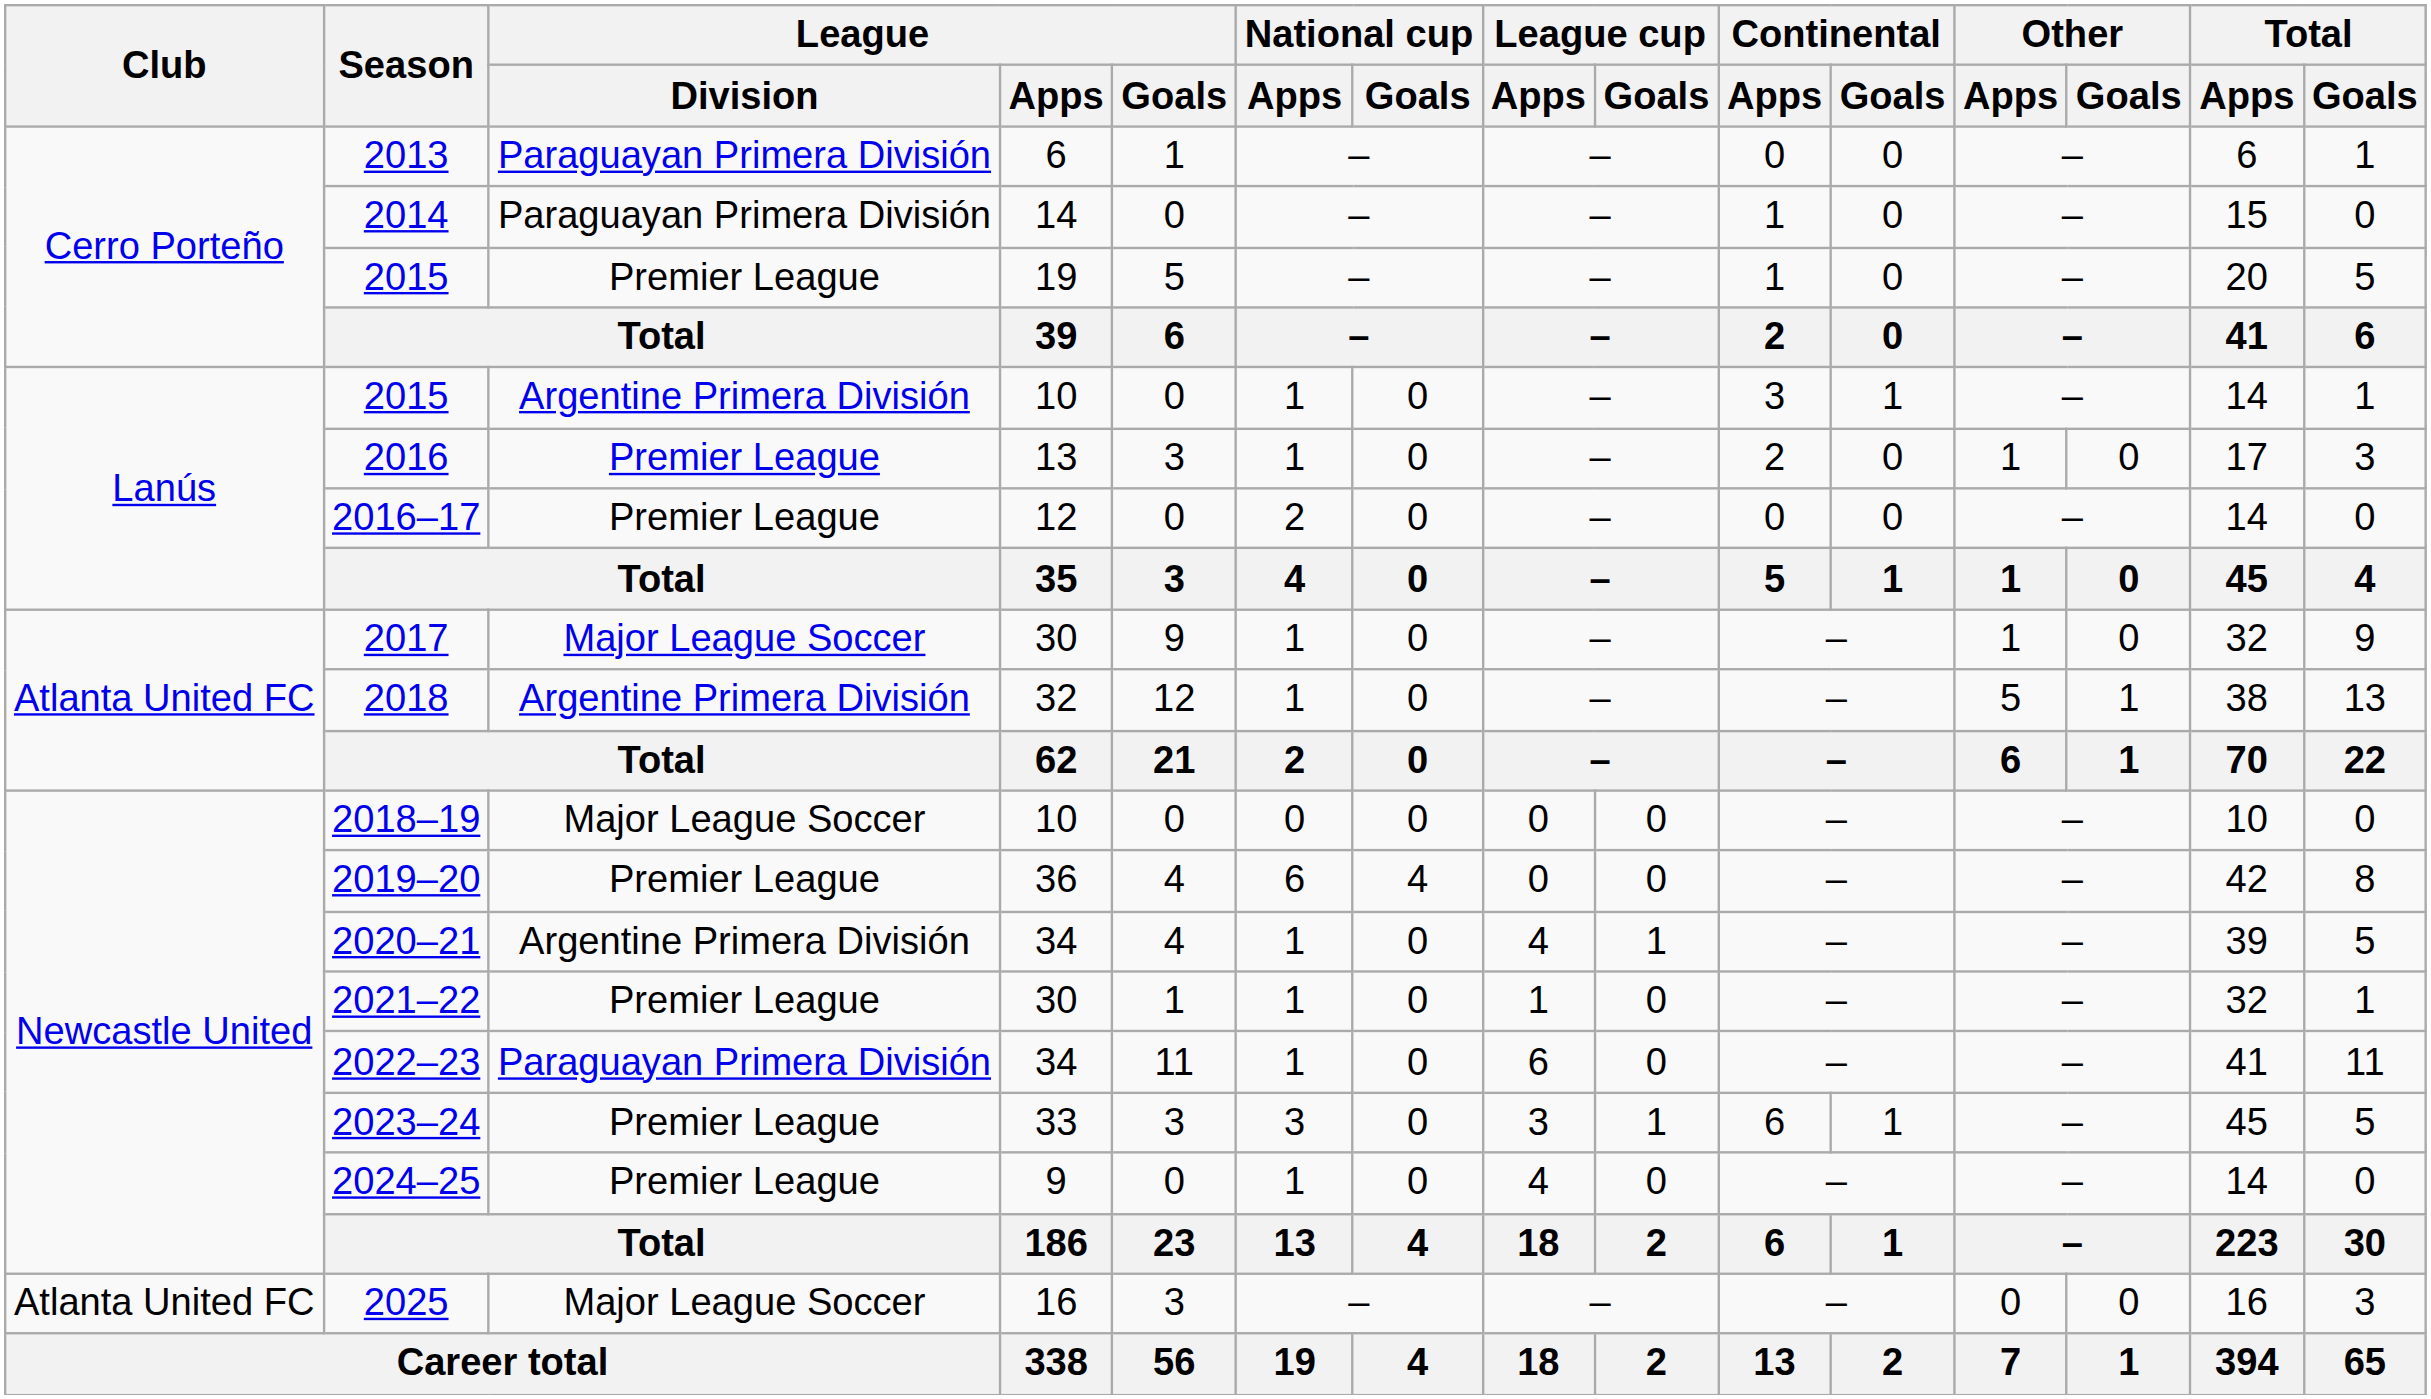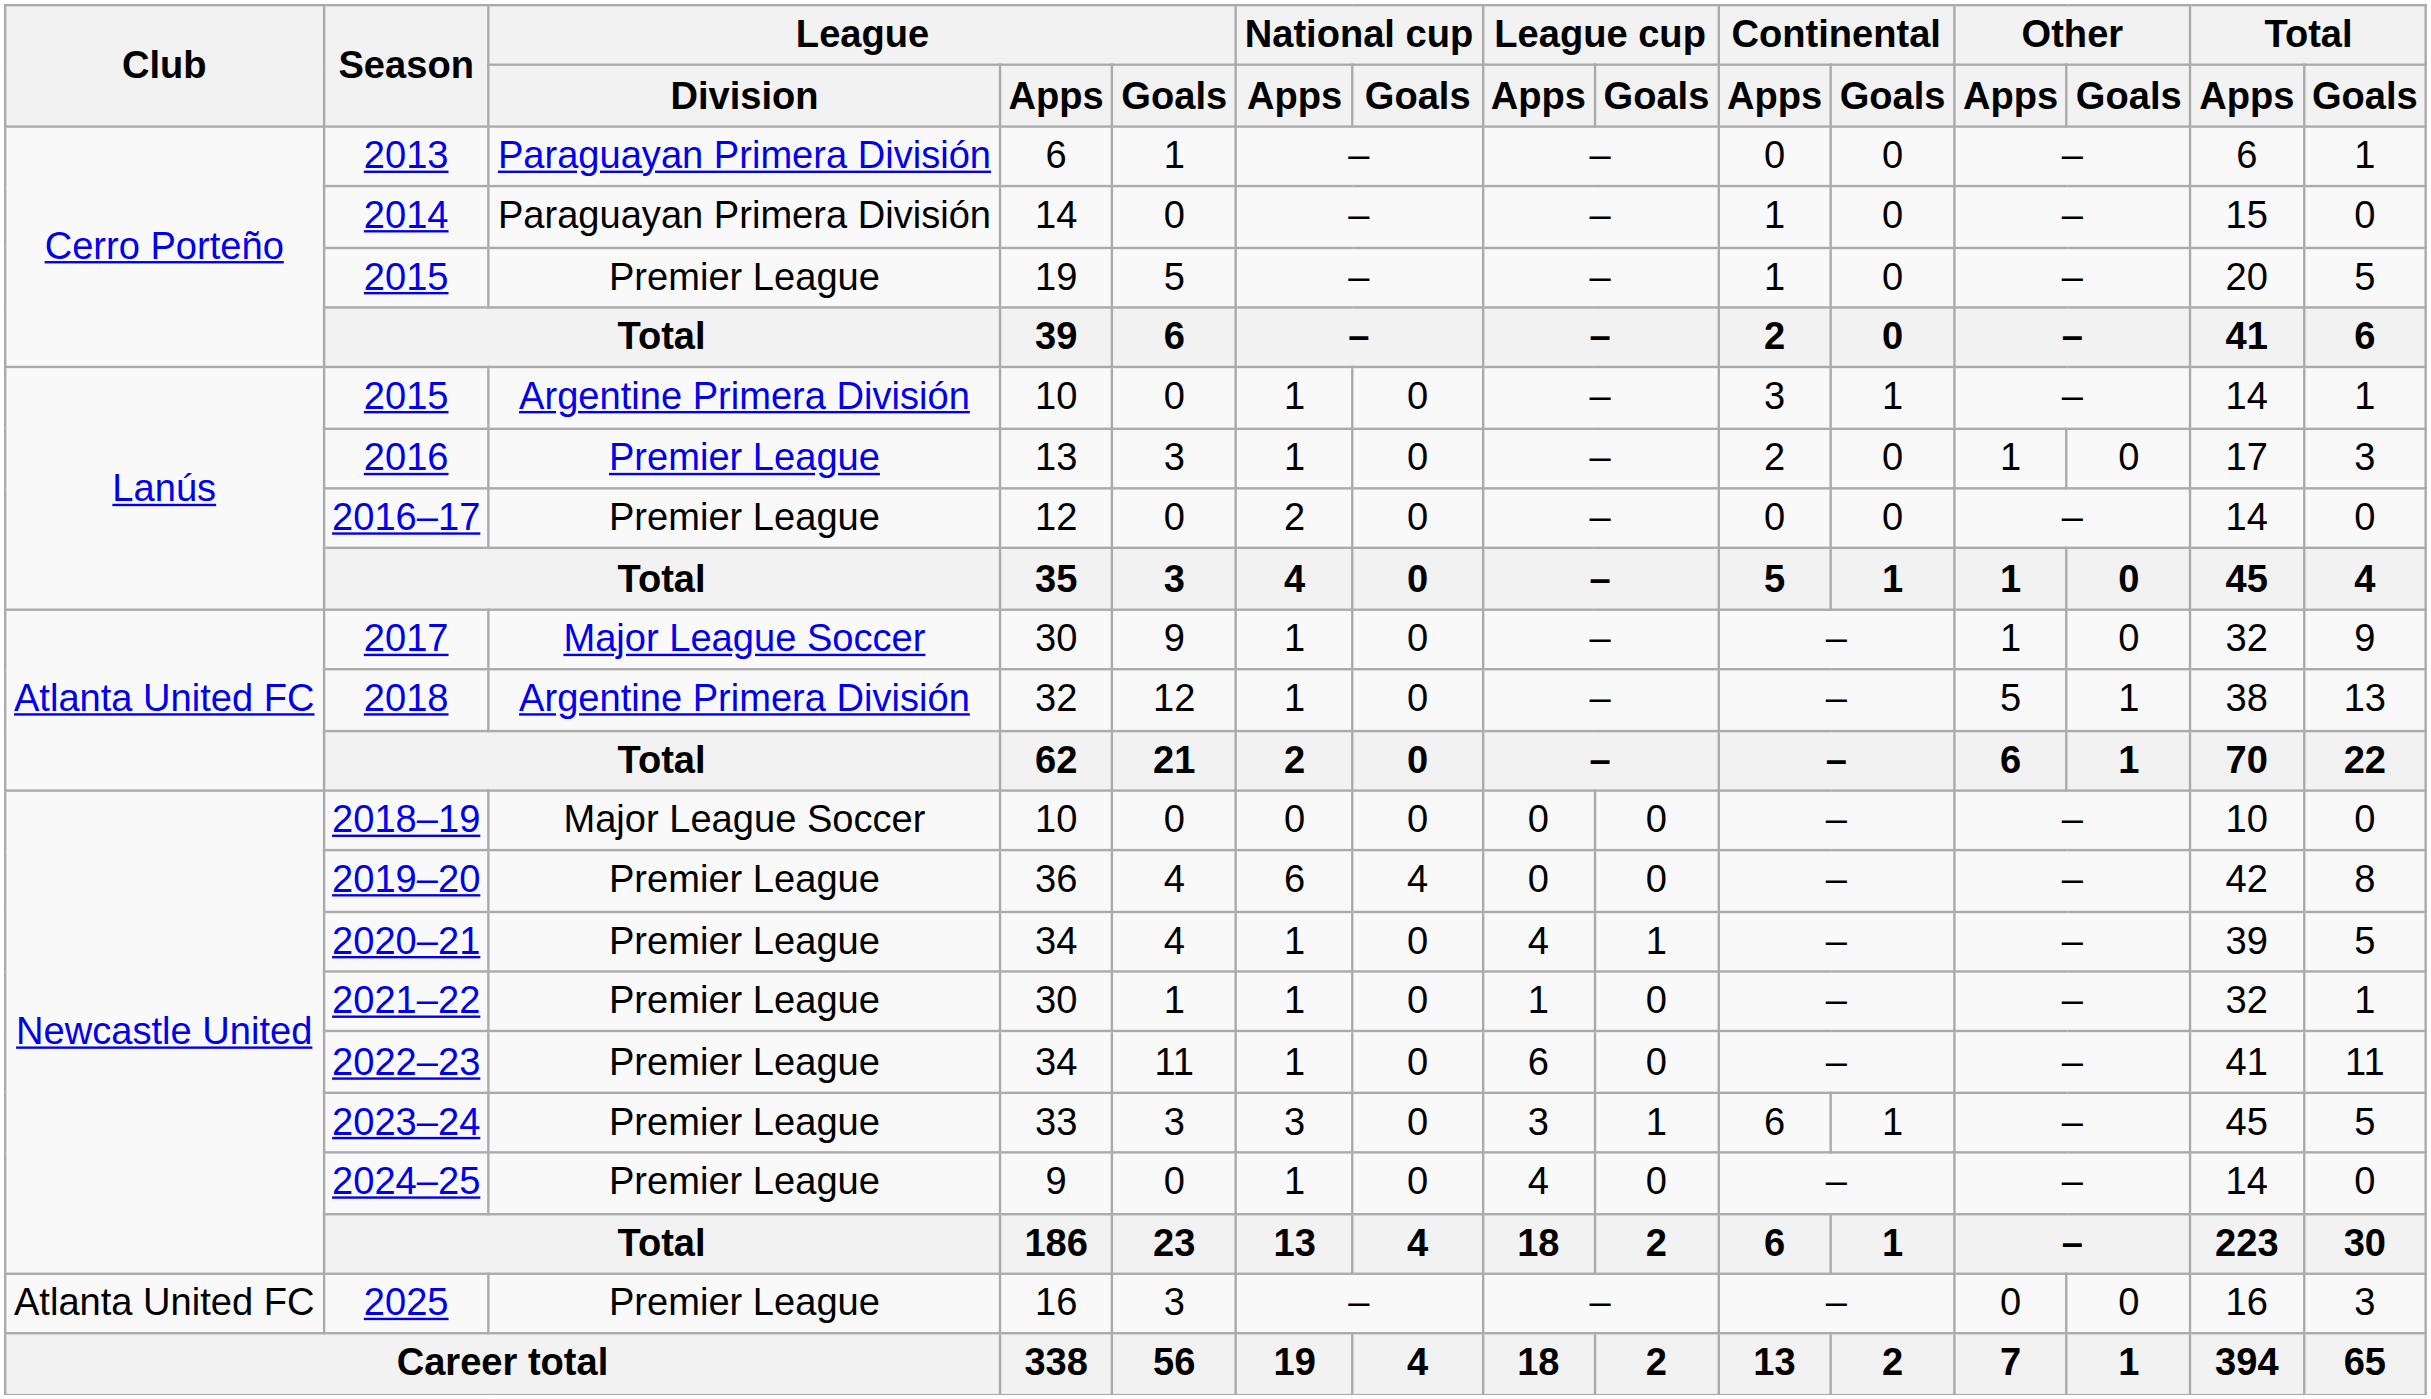(744, 940) Argentine Primera División -> (744, 940) Premier League
(744, 1061) Paraguayan Primera División -> (744, 1061) Premier League
(744, 1302) Major League Soccer -> (744, 1302) Premier League
